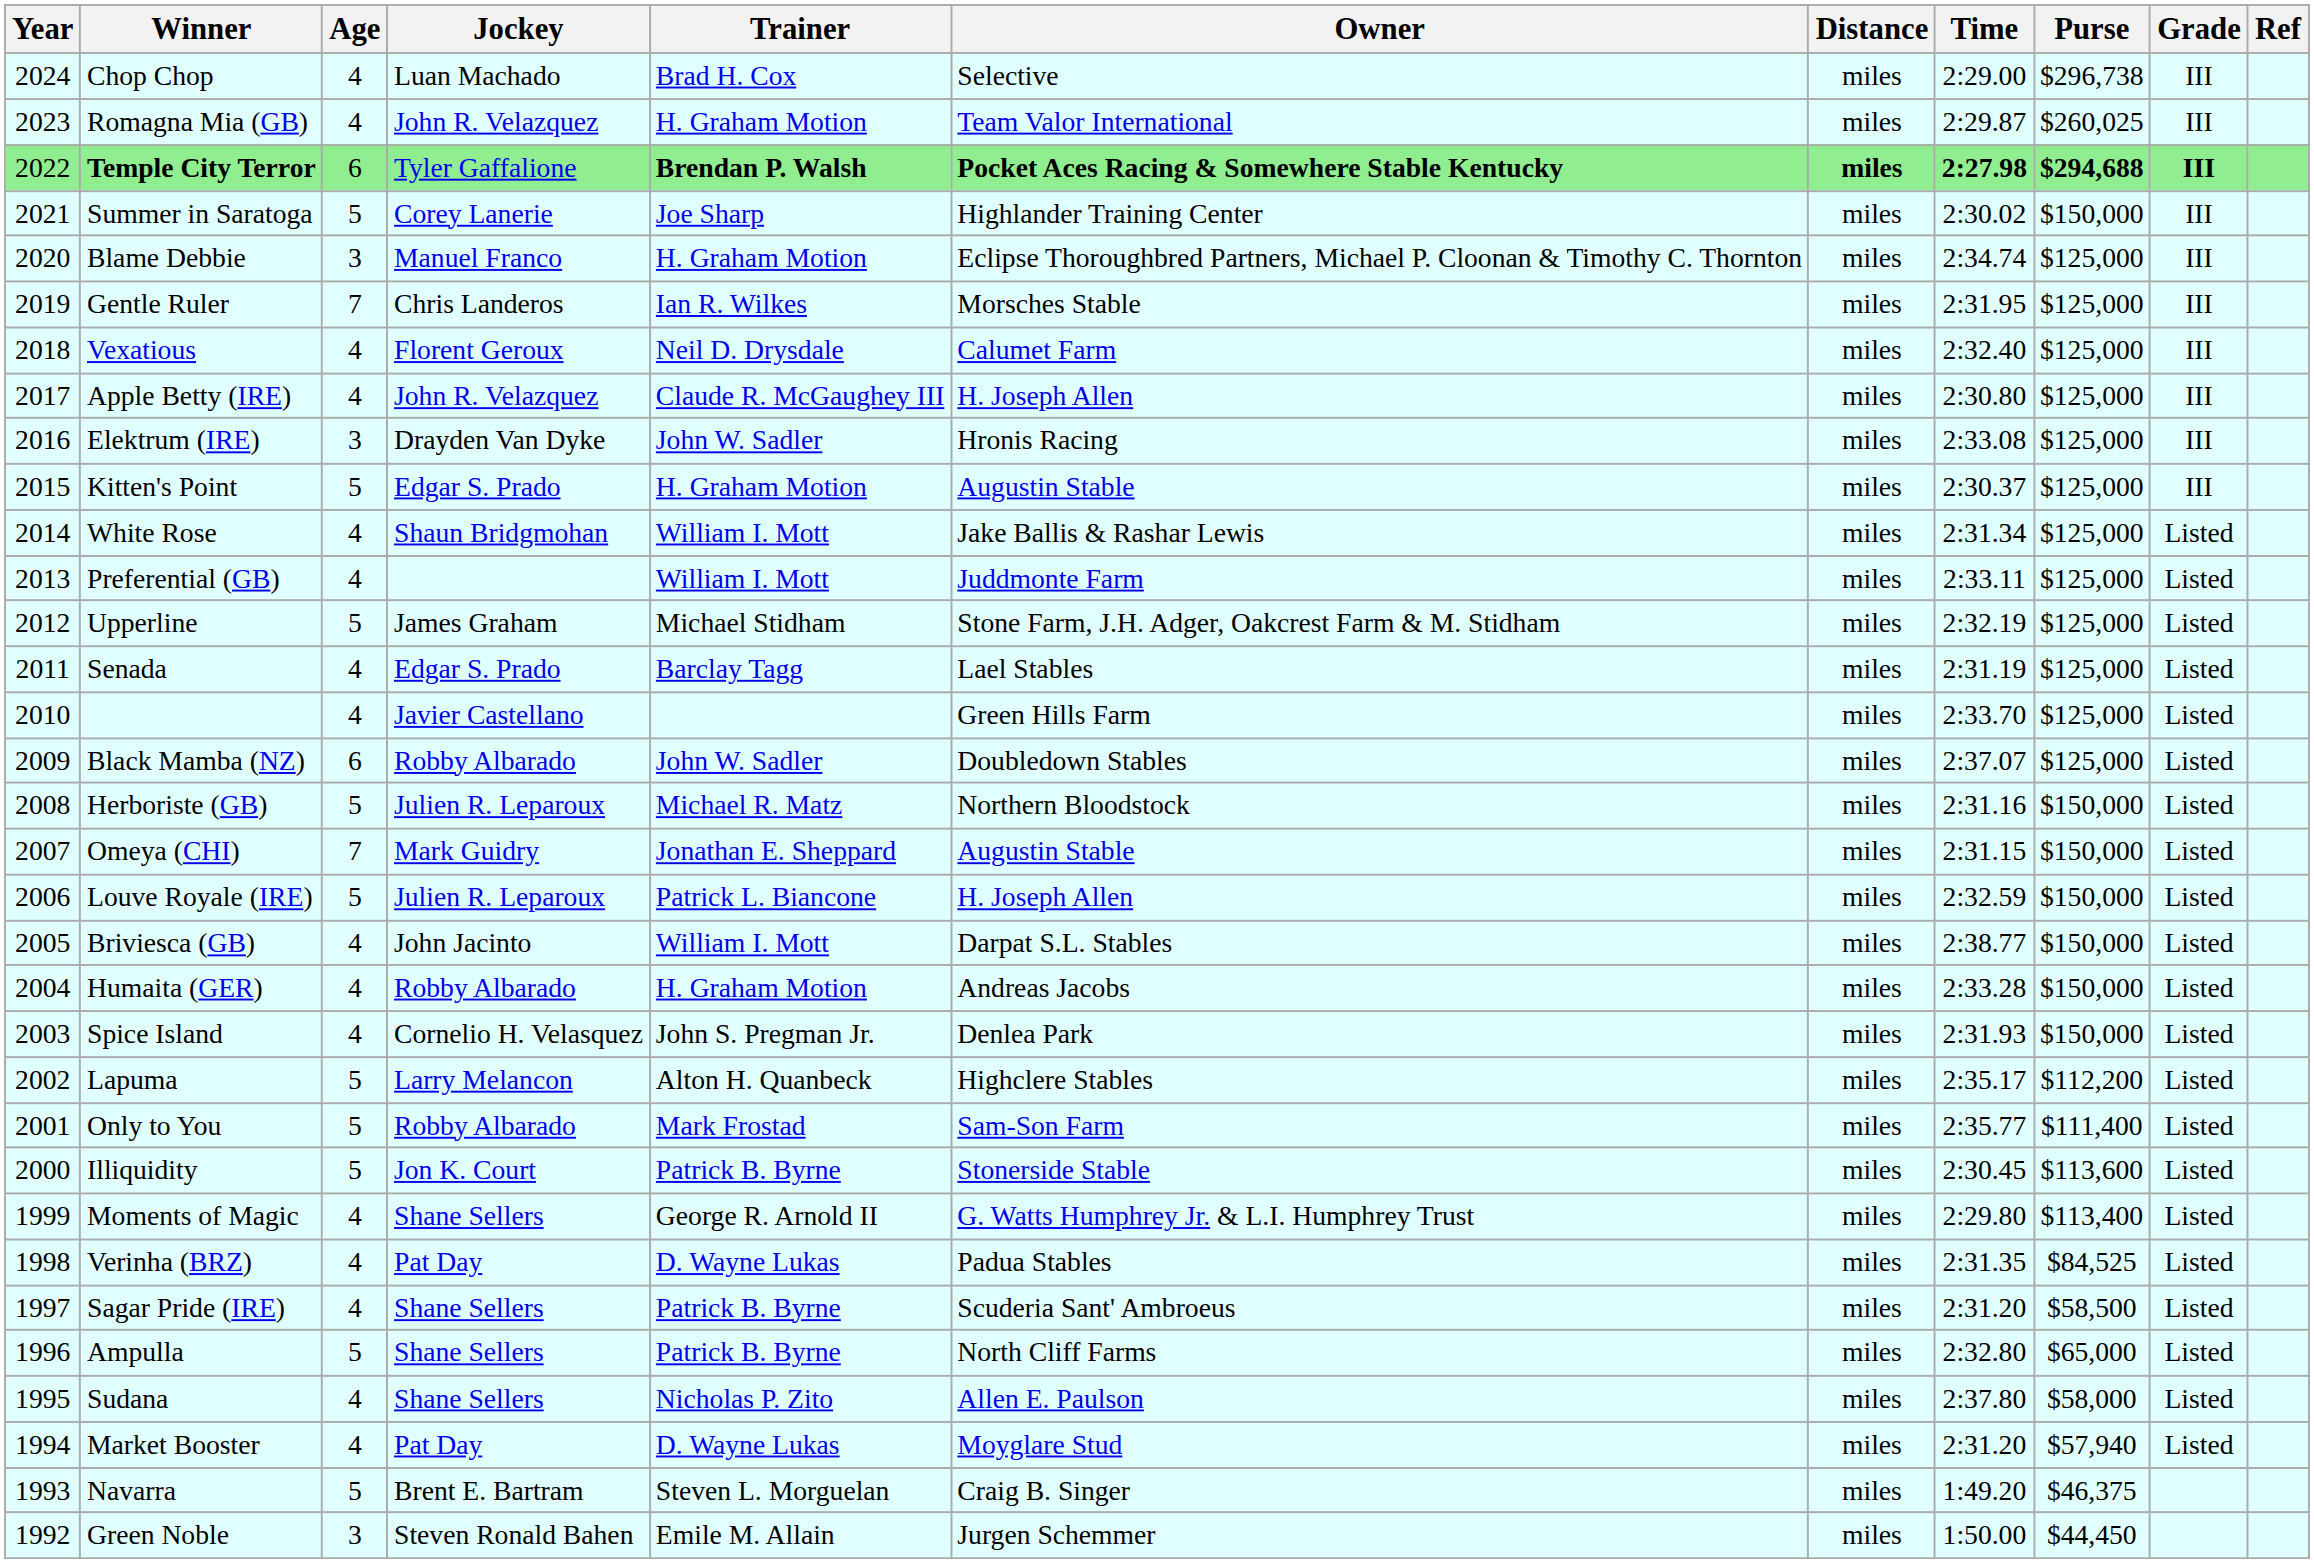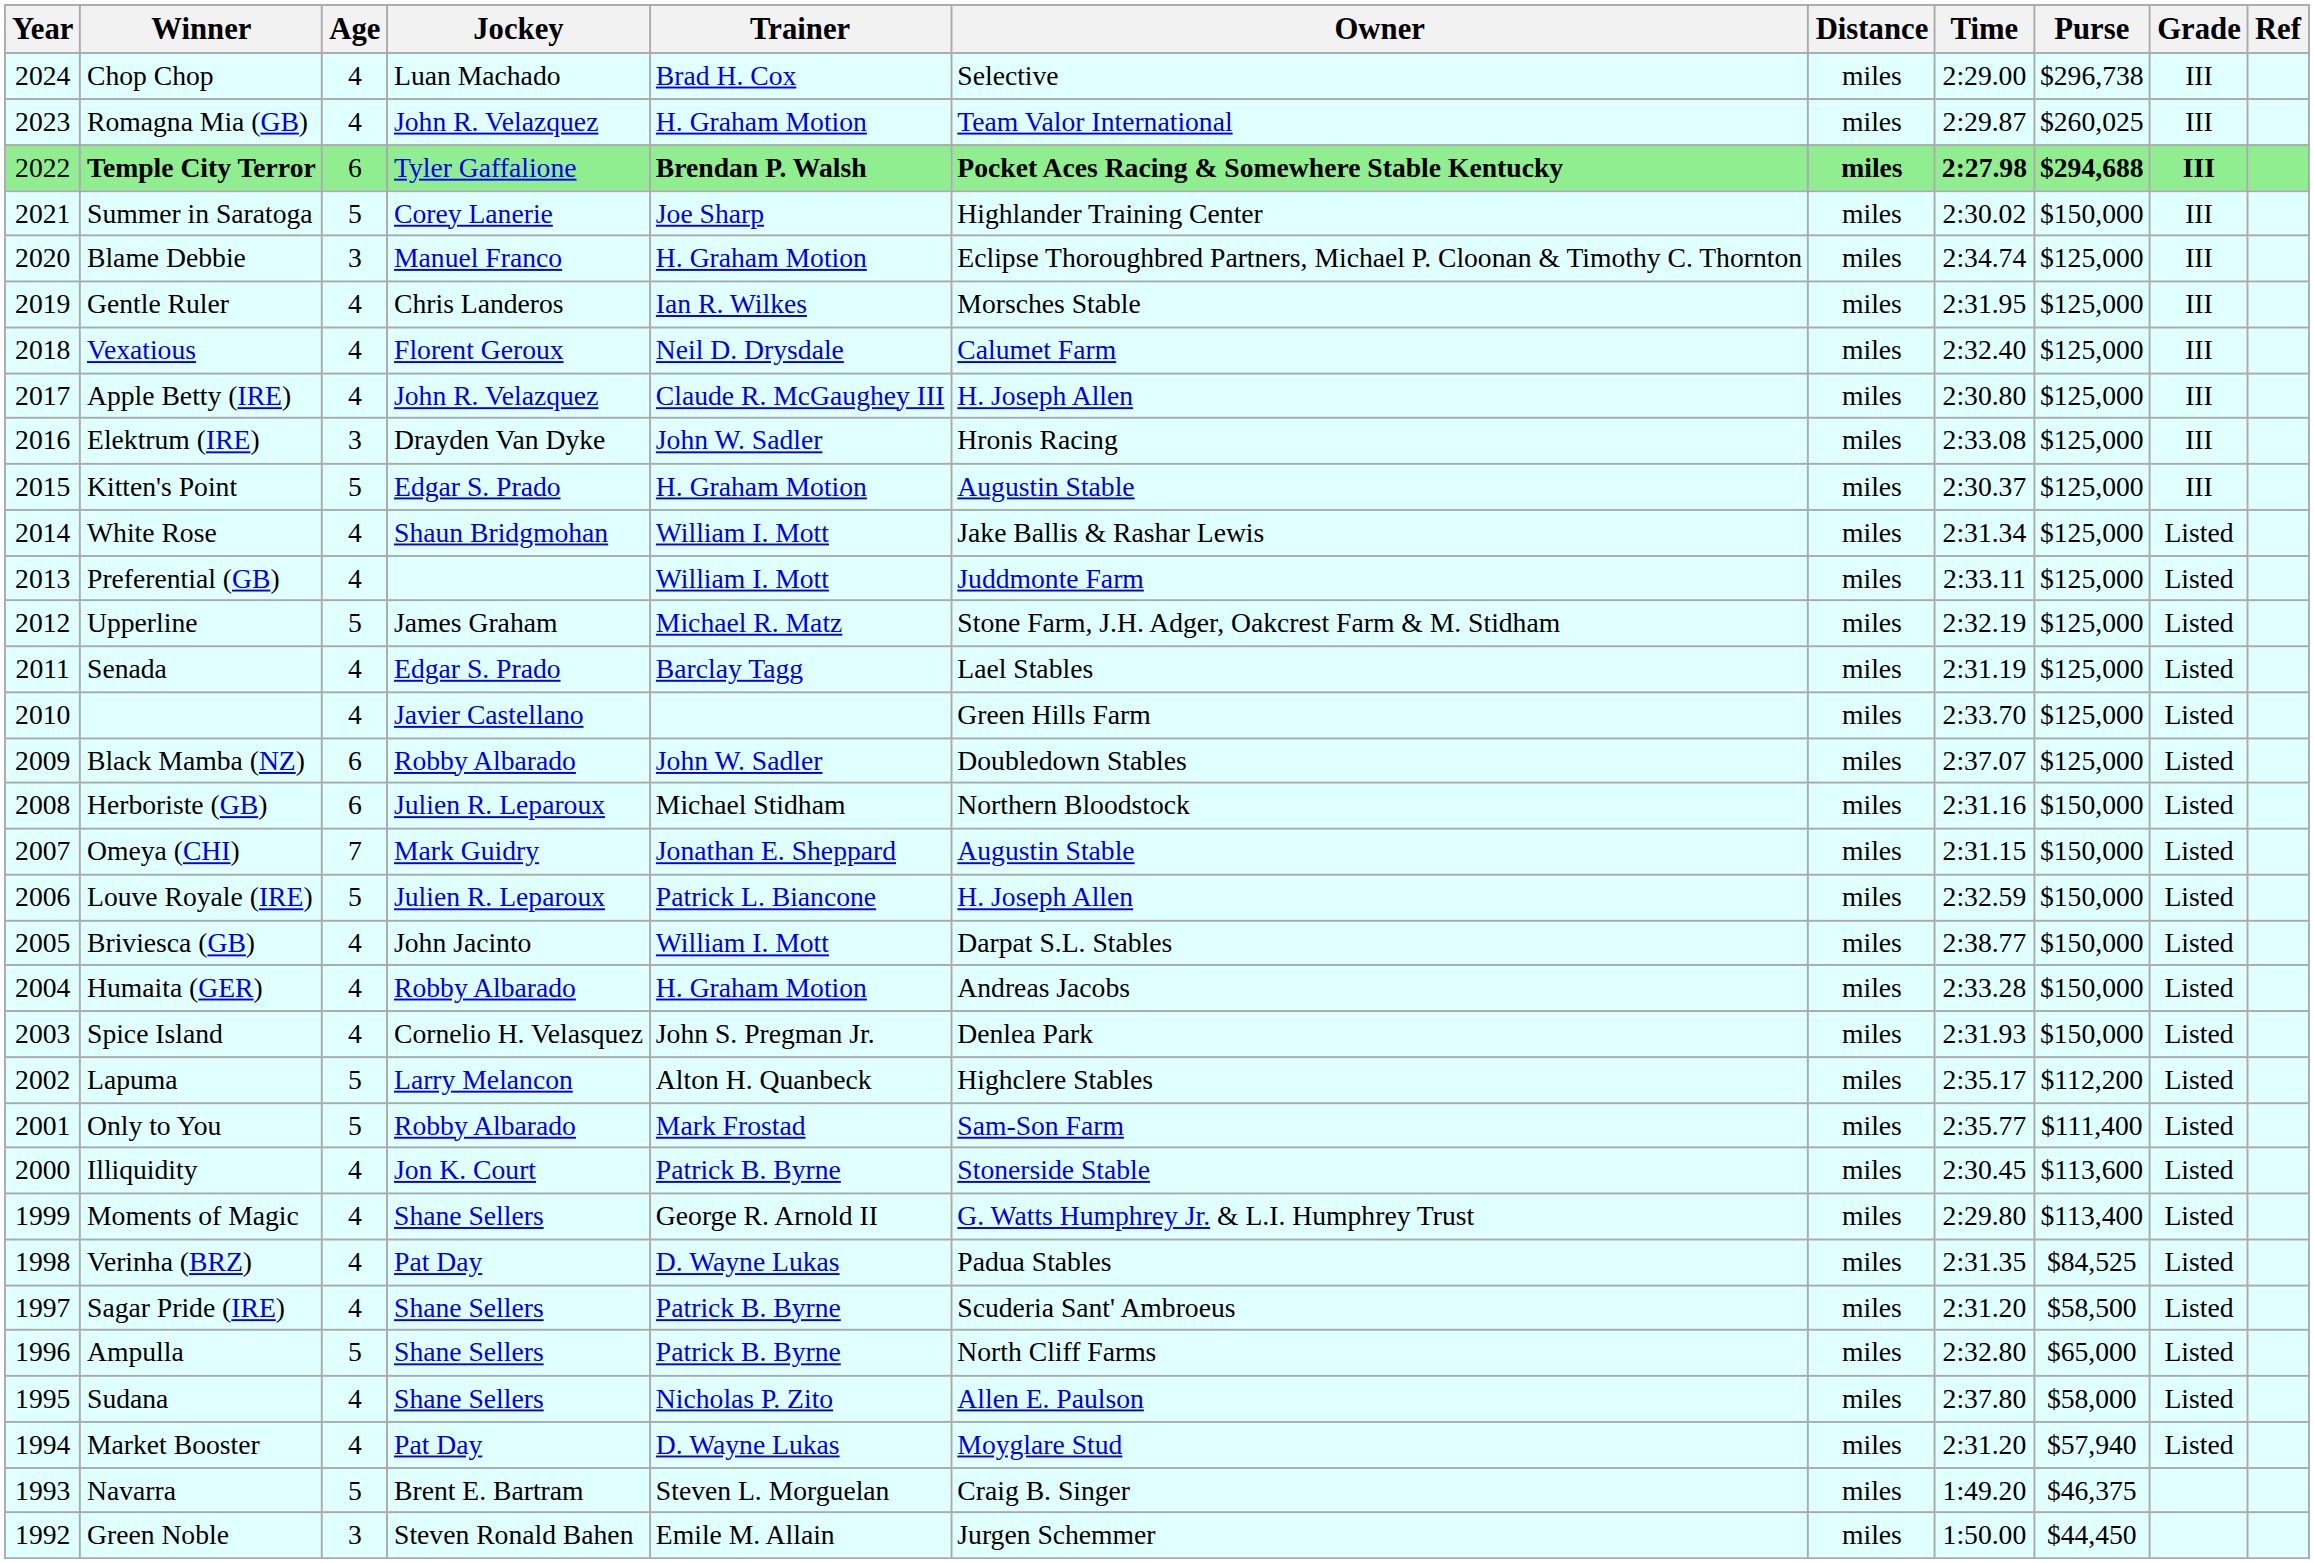(355, 304) 7 -> (355, 304) 4
(751, 623) Michael Stidham -> (749, 623) Michael R. Matz
(355, 805) 5 -> (355, 805) 6
(749, 805) Michael R. Matz -> (751, 805) Michael Stidham
(355, 1170) 5 -> (355, 1170) 4
